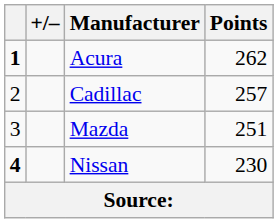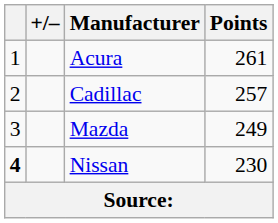(15, 58) bold -> (15, 58) normal
(251, 58) 262 -> (251, 58) 261
(251, 129) 251 -> (251, 129) 249
